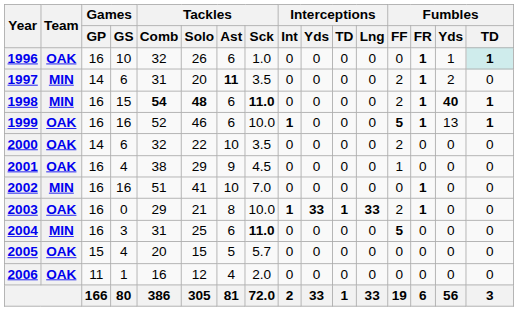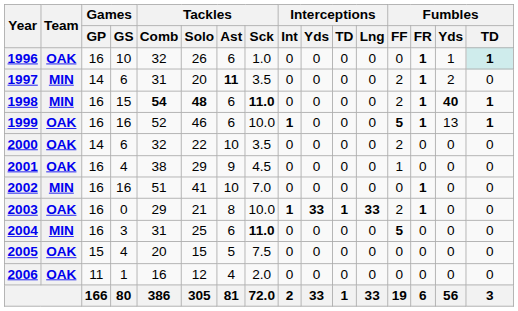(262, 252) 5.7 -> (262, 252) 7.5
